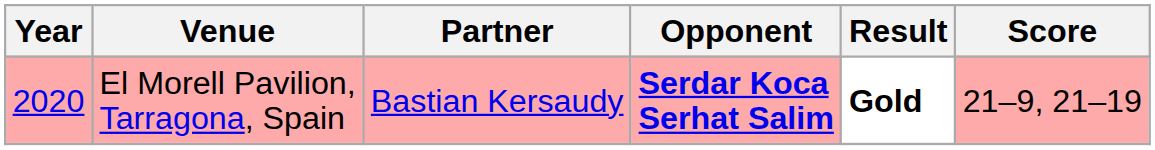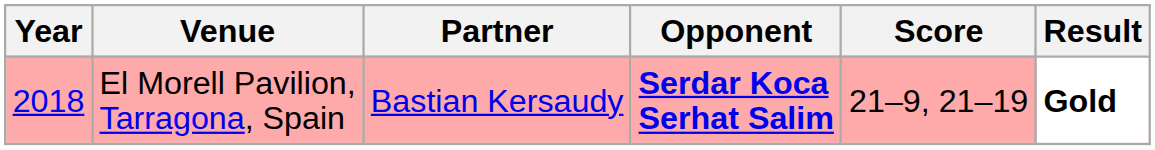columns swapped: (1052, 31) <-> (898, 31)
(49, 100) 2020 -> (49, 100) 2018
